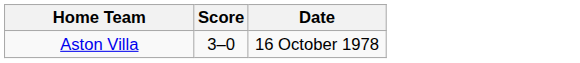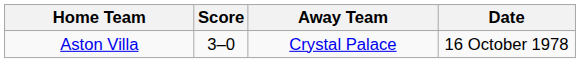+ column: (343, 17)
